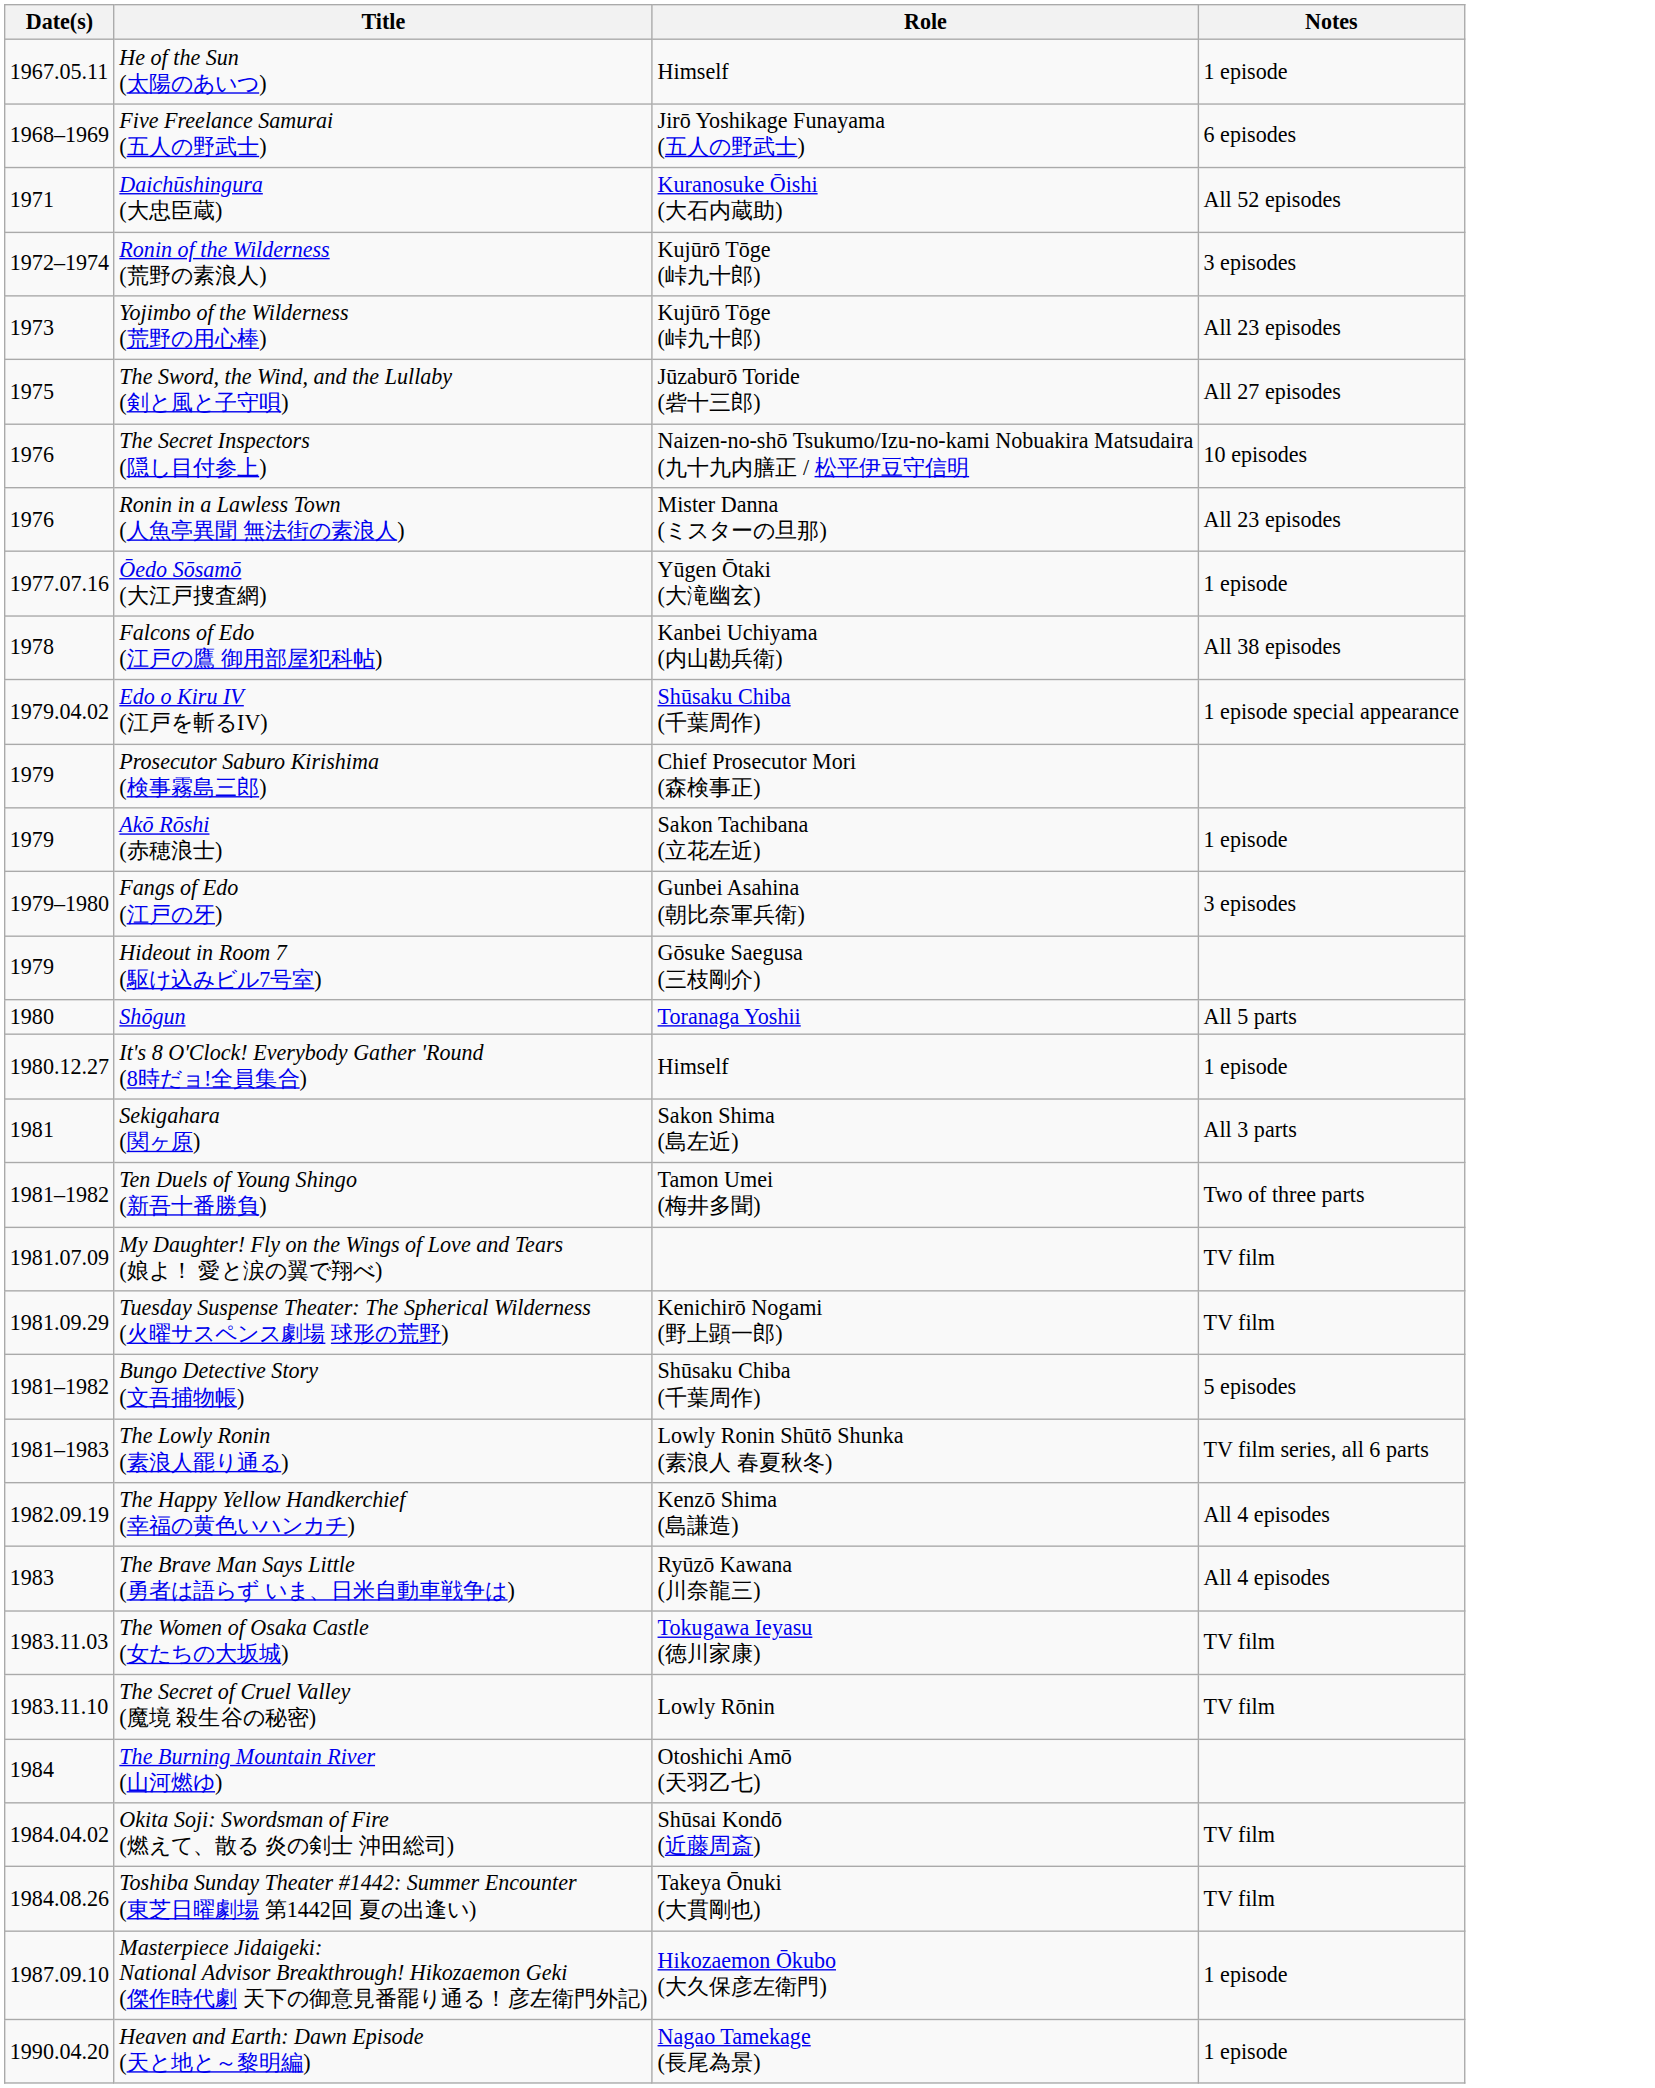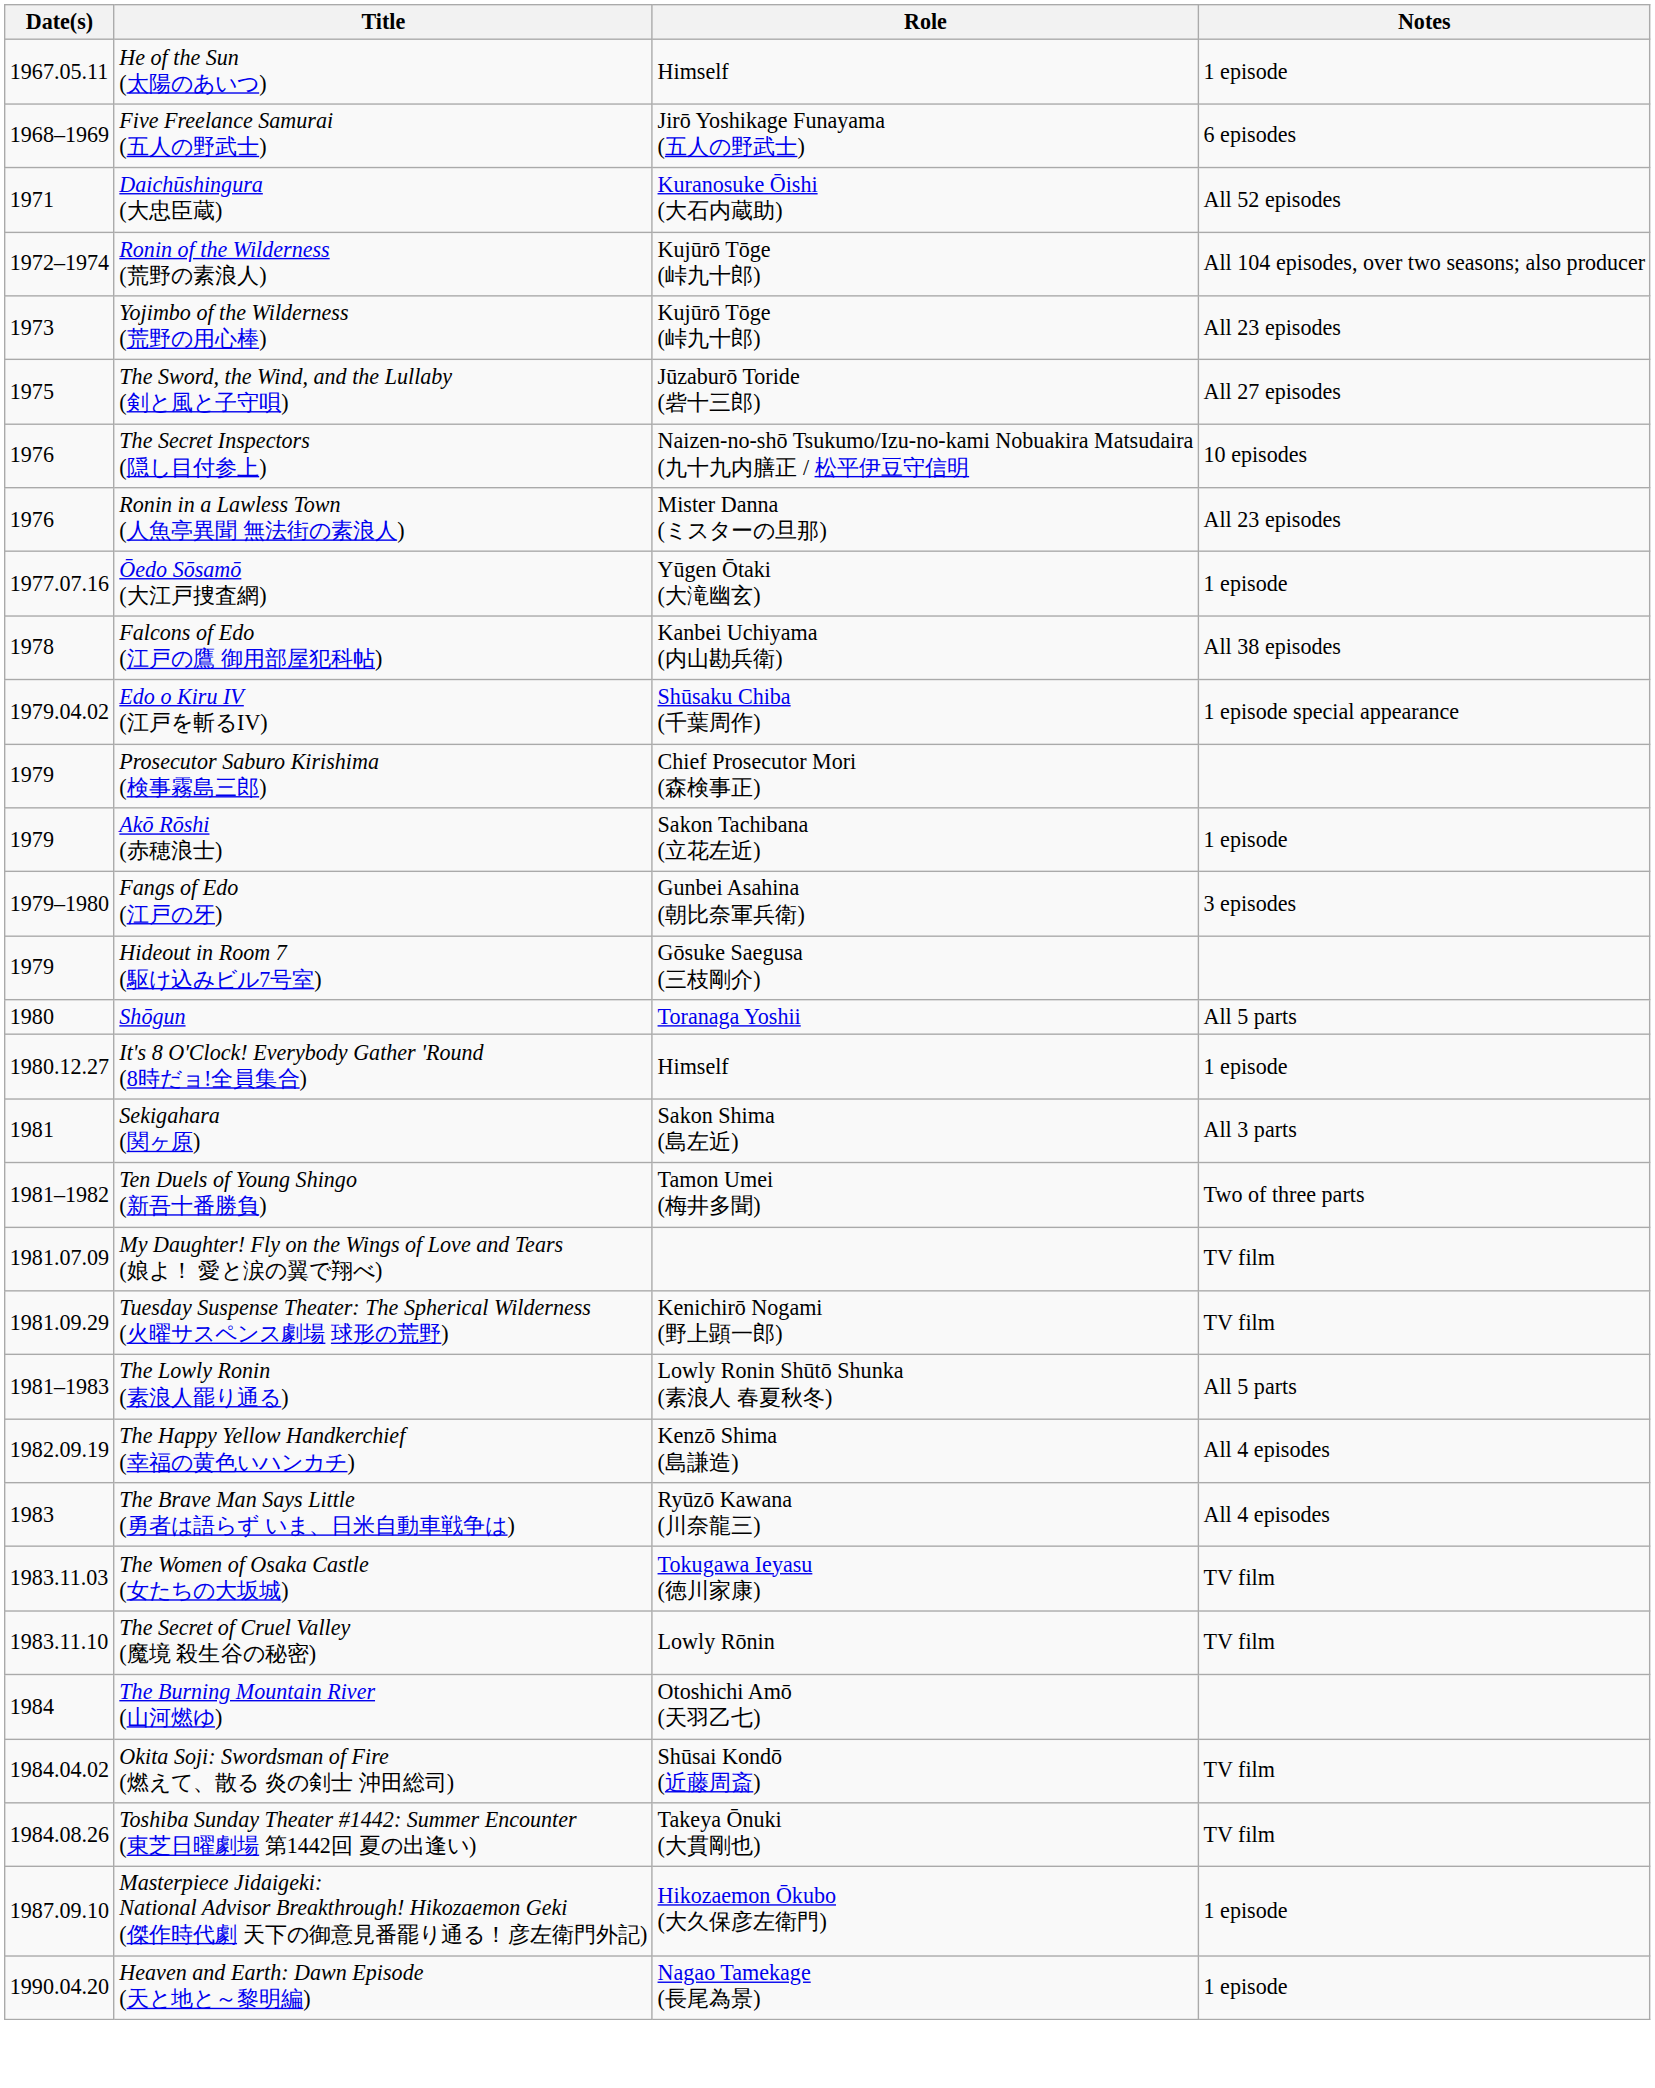(1250, 263) 3 episodes -> (1424, 263) All 104 episodes, over two seasons; also producer
- row: (219, 1385)
(1316, 1450) TV film series, all 6 parts -> (1250, 1386) All 5 parts
